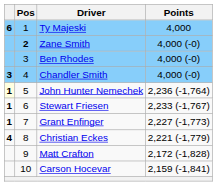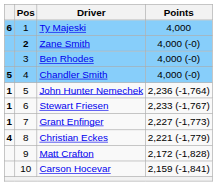(9, 75) 3 -> (9, 75) 5
(9, 91) lightyellow background -> (9, 91) no background
